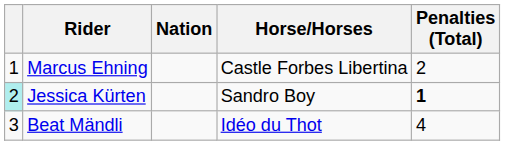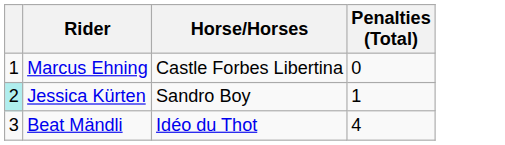- column: (184, 29)
(421, 67) 2 -> (356, 67) 0
(421, 96) bold -> (356, 96) normal
